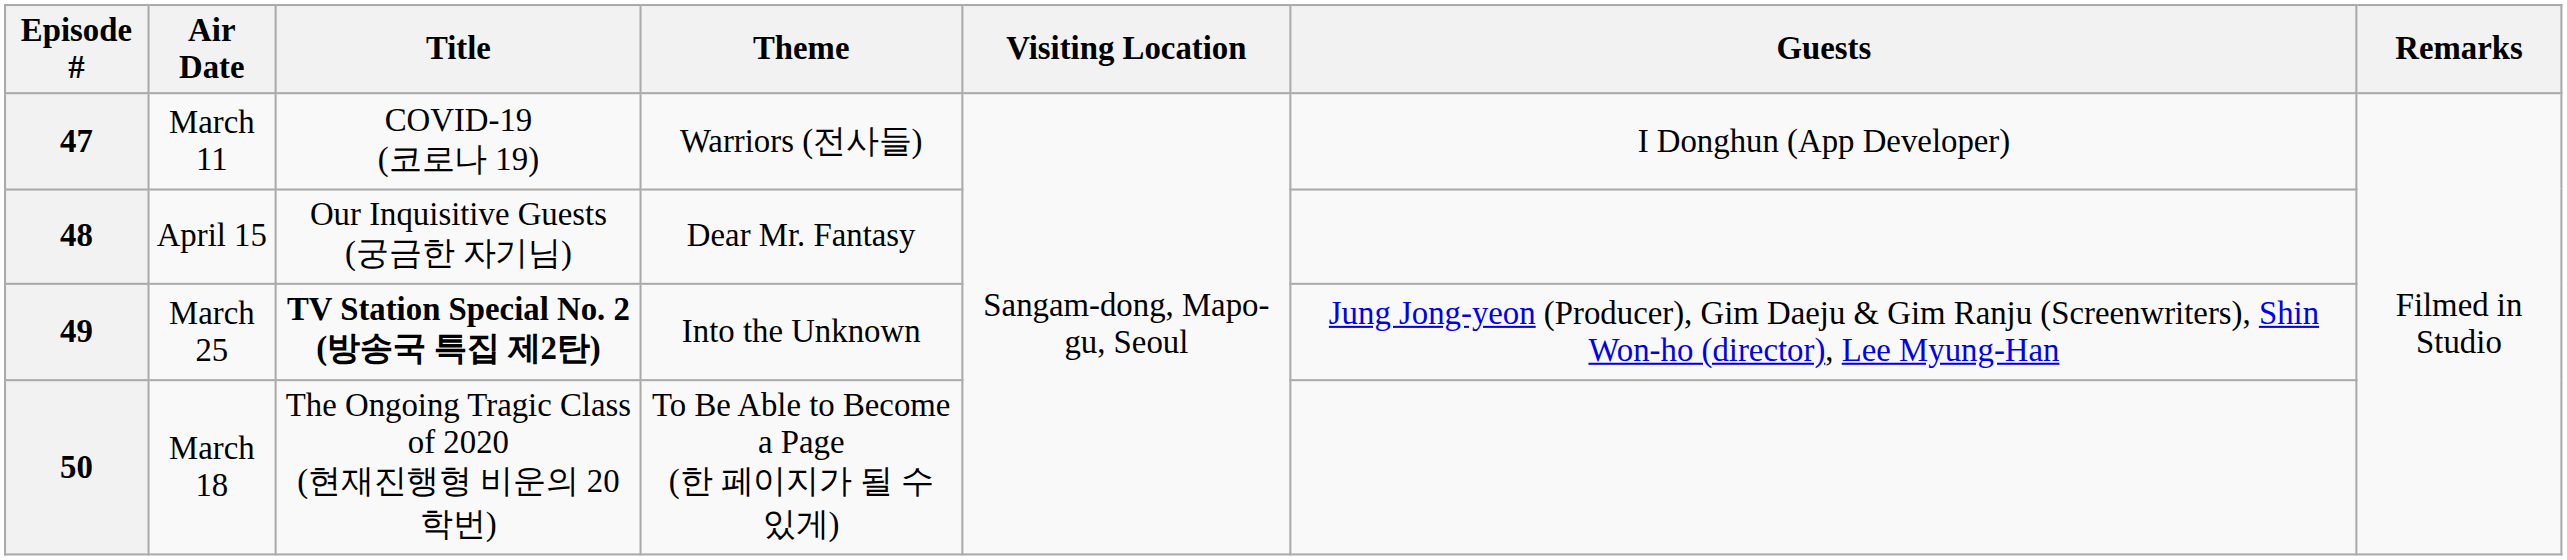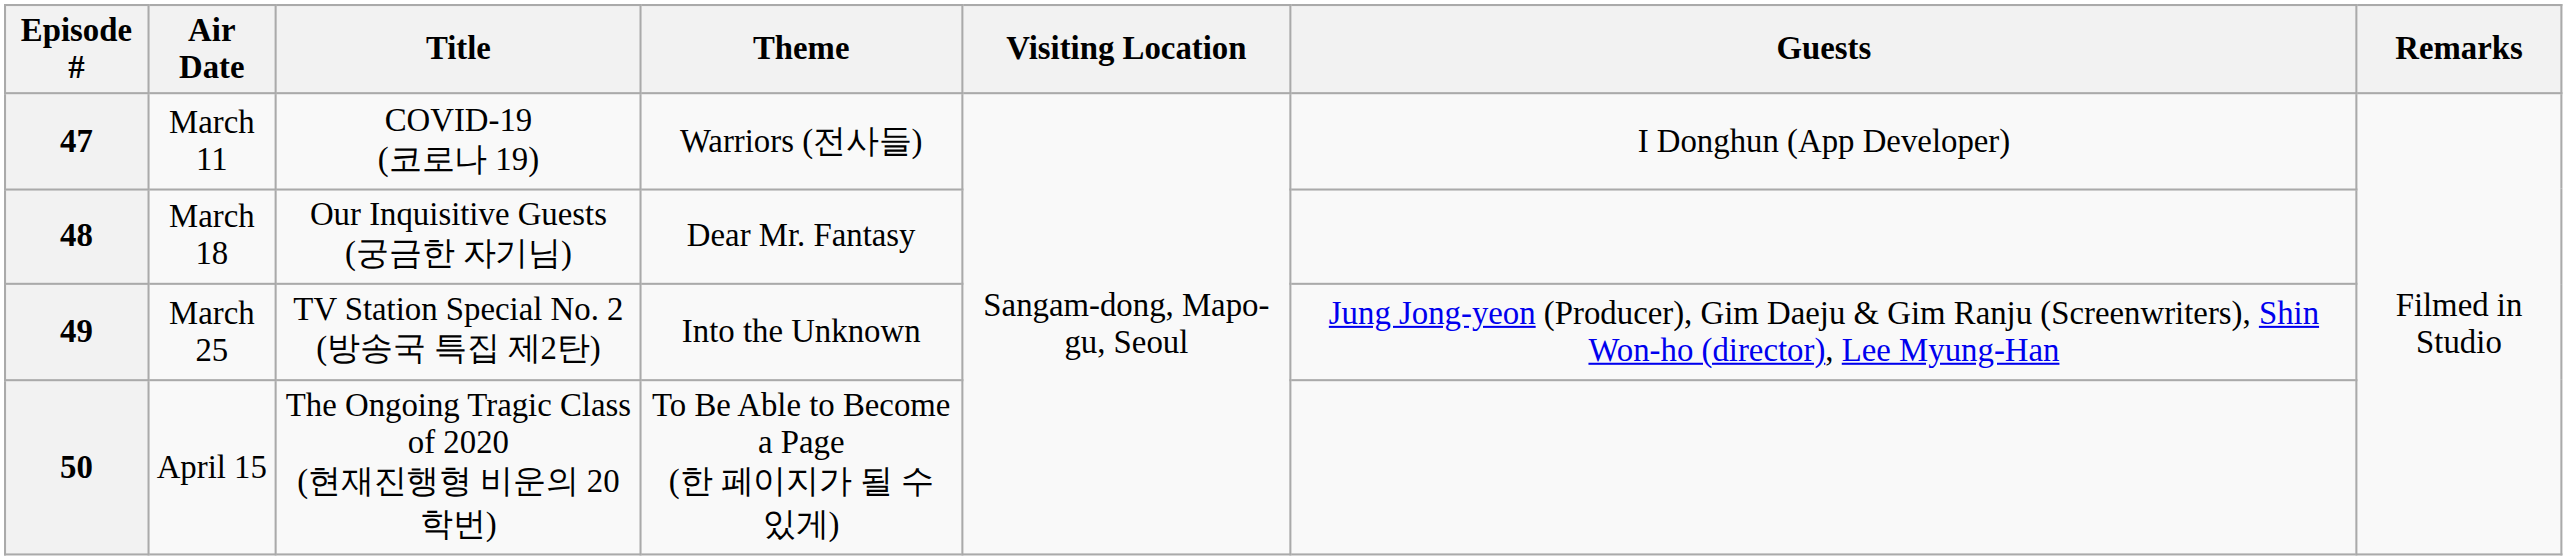(212, 236) April 15 -> (212, 236) March 18
(458, 329) bold -> (458, 329) normal
(212, 466) March 18 -> (212, 466) April 15
